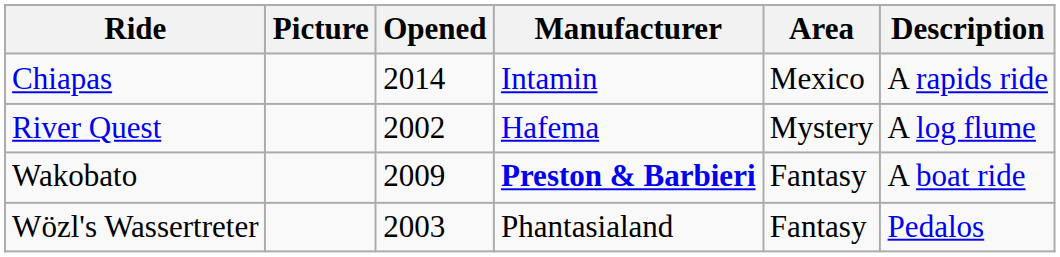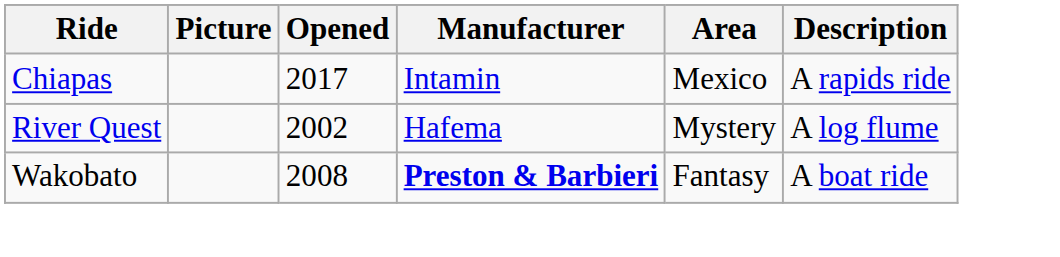(414, 78) 2014 -> (317, 78) 2017
(414, 176) 2009 -> (317, 176) 2008
- row: (135, 226)
